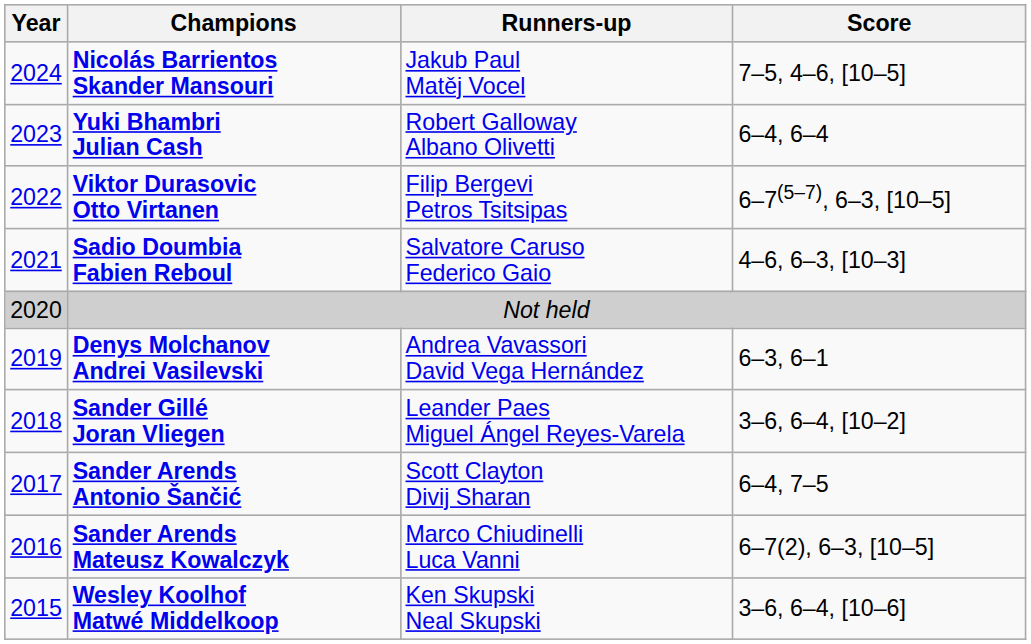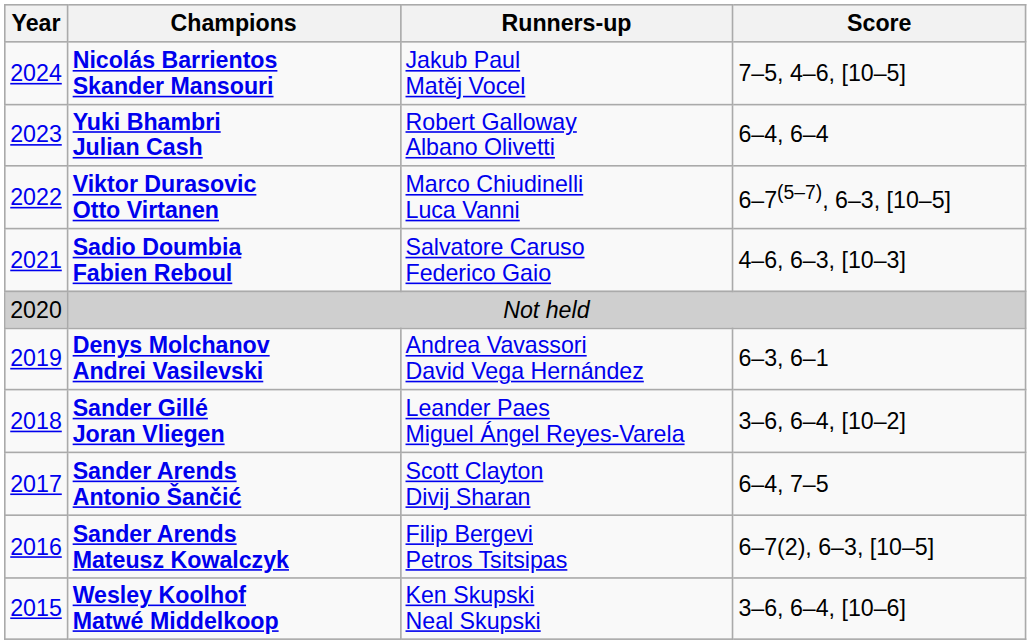(486, 198) Filip Bergevi Petros Tsitsipas -> (494, 198) Marco Chiudinelli Luca Vanni
(494, 546) Marco Chiudinelli Luca Vanni -> (486, 546) Filip Bergevi Petros Tsitsipas
